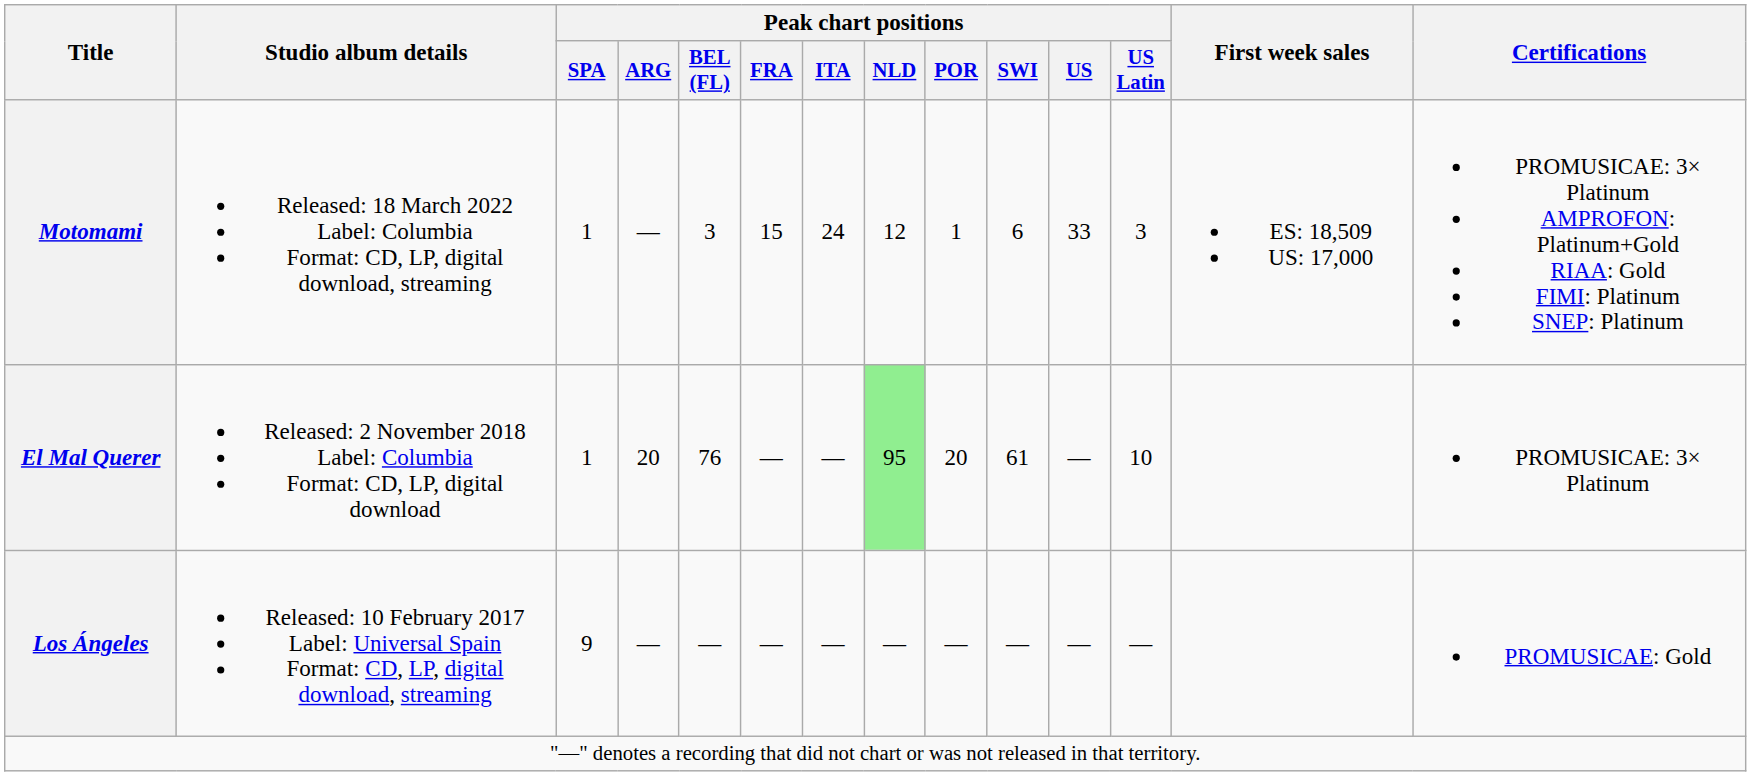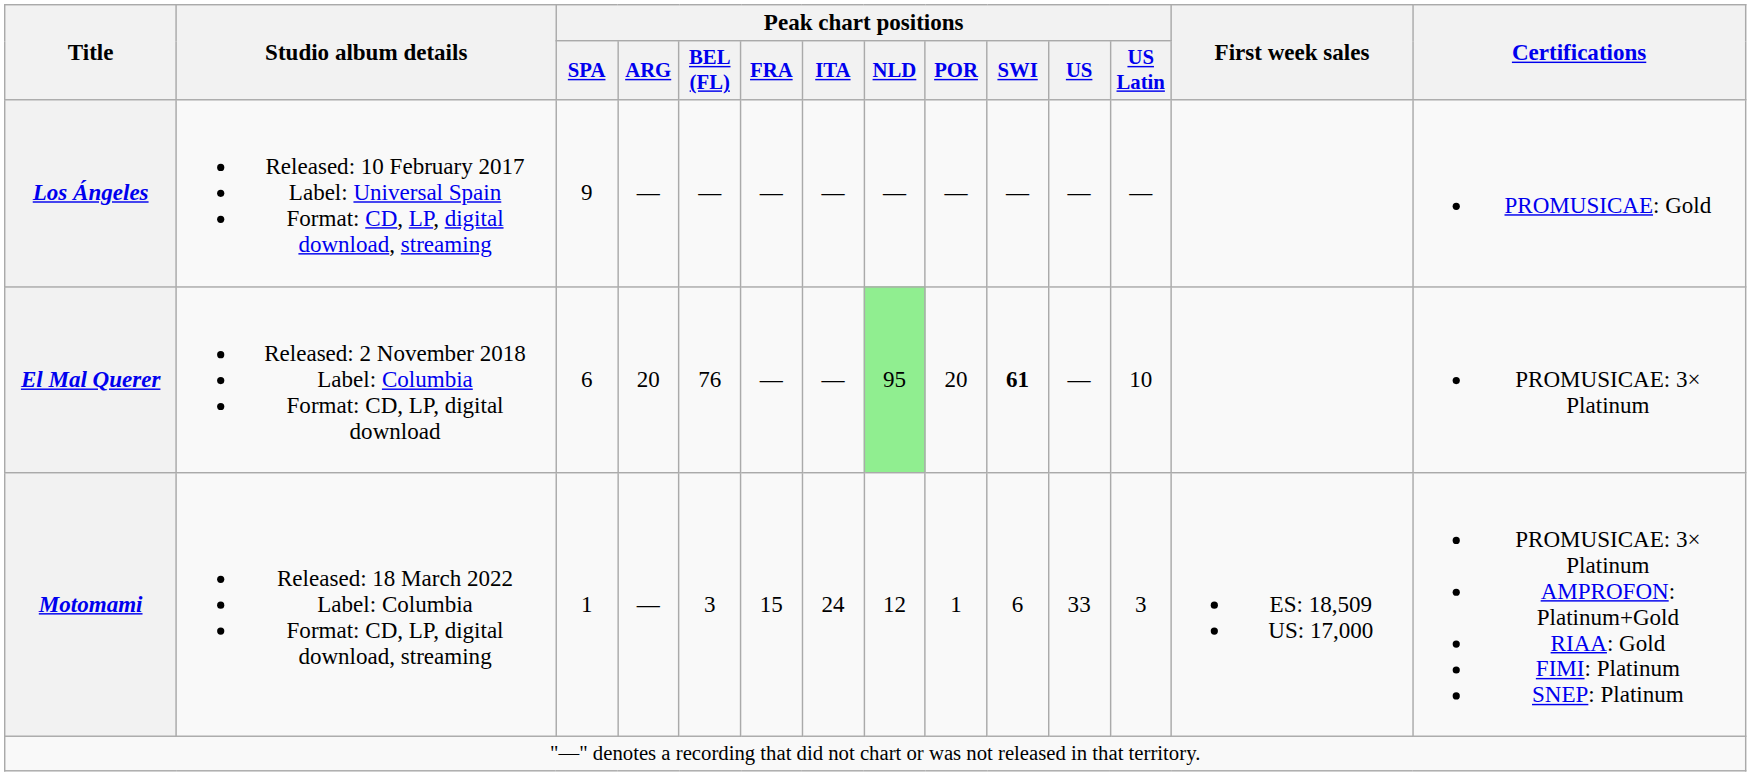rows swapped: (91, 643) <-> (91, 231)
(587, 456) 1 -> (587, 379) 6
(1018, 456) normal -> (1018, 379) bold
